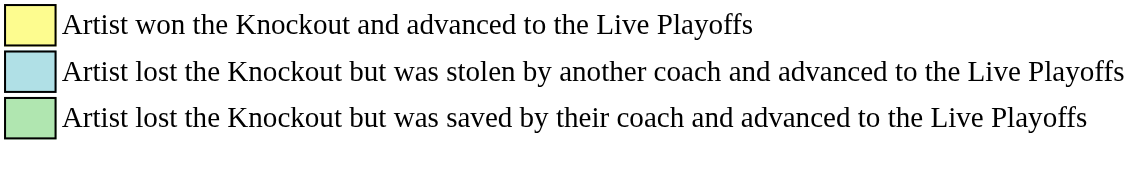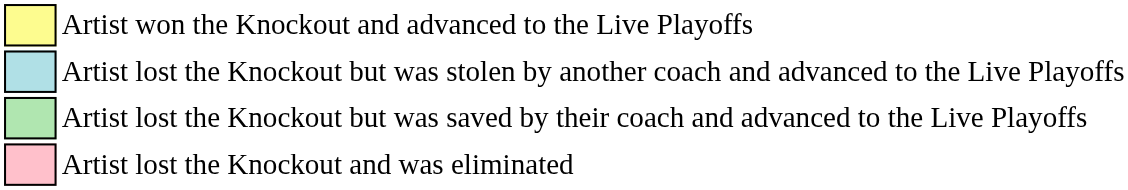+ row: (318, 164)
